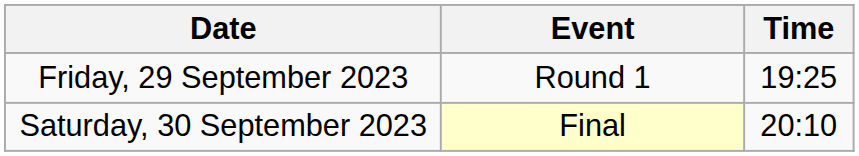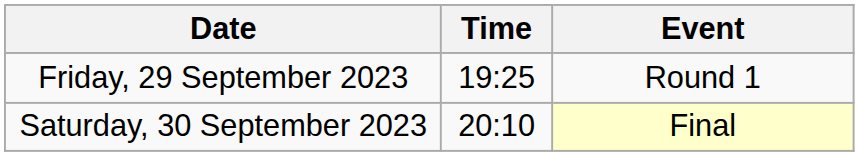columns swapped: (799, 28) <-> (593, 28)
